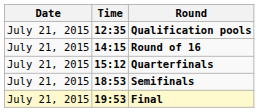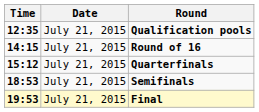columns swapped: (48, 13) <-> (110, 13)
